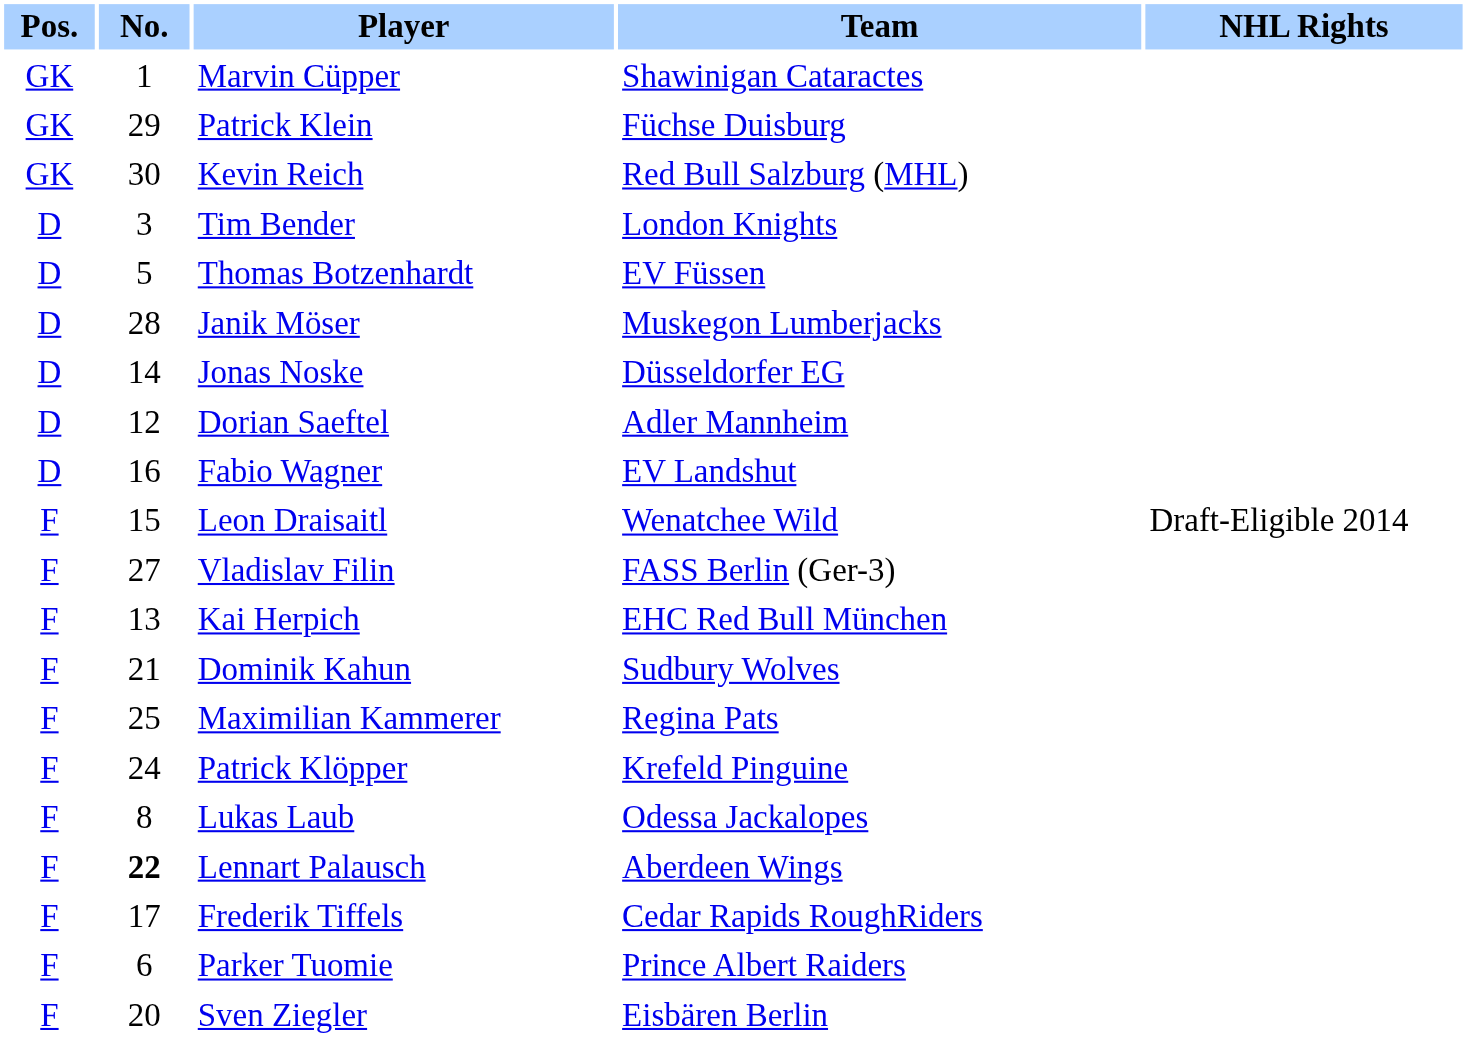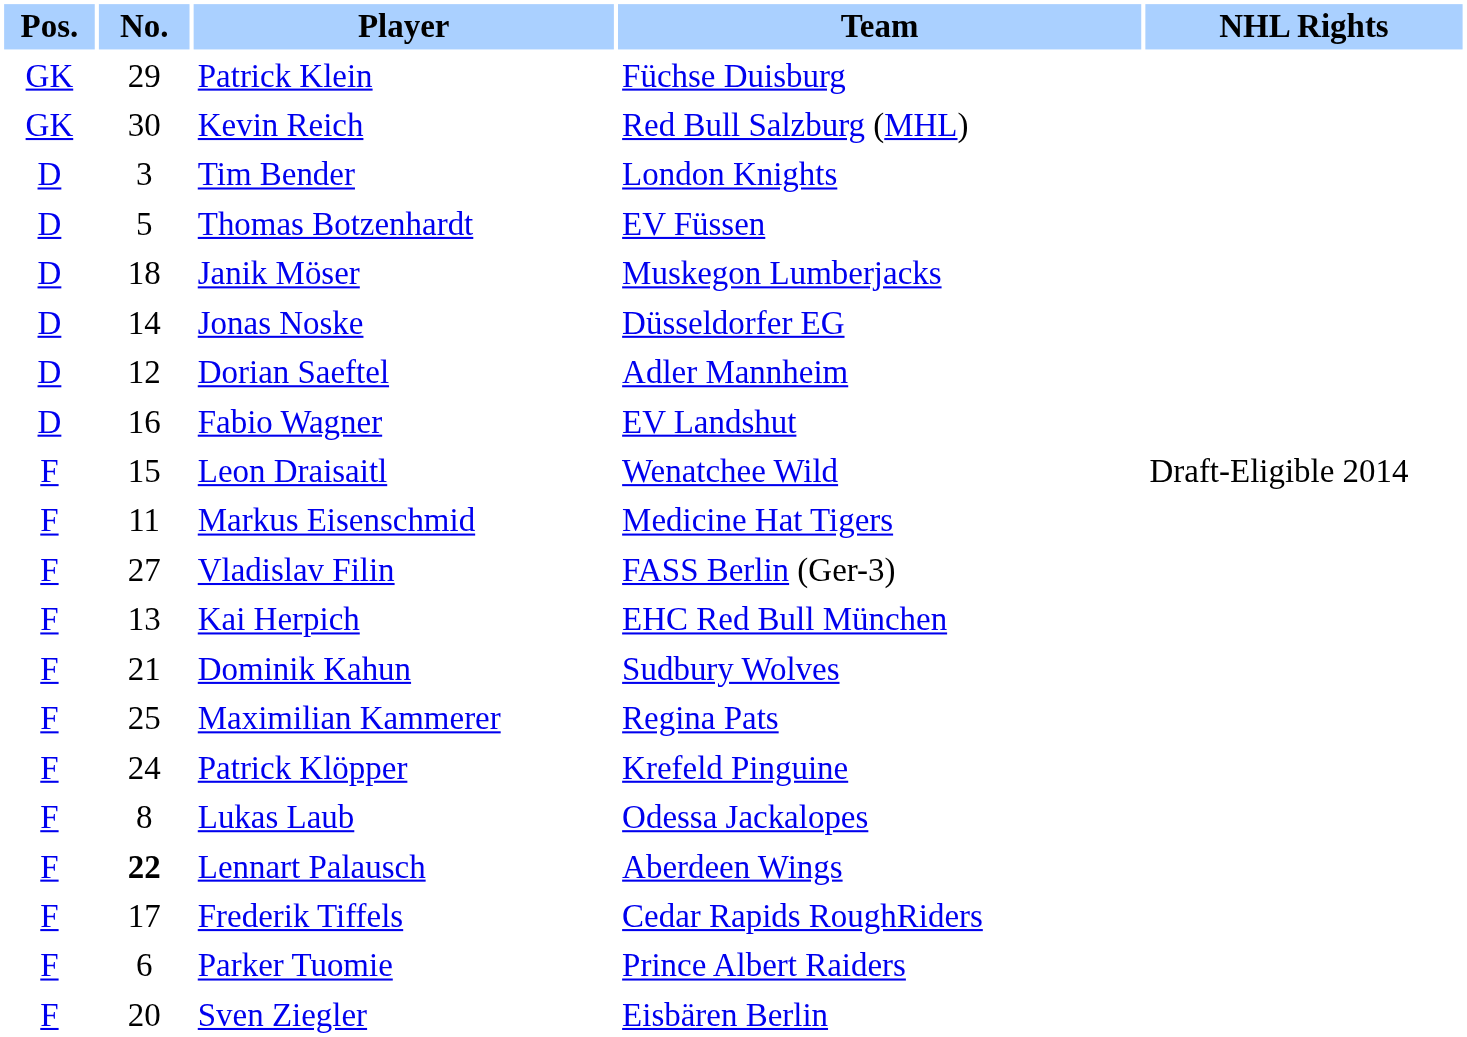- row: (299, 75)
(144, 322) 28 -> (144, 273) 18
+ row: (336, 520)
